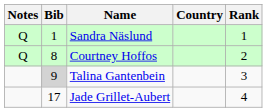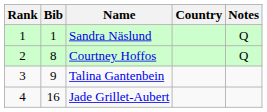columns swapped: (244, 14) <-> (23, 14)
(54, 76) lightgrey background -> (53, 76) no background
(54, 96) 17 -> (53, 96) 16
